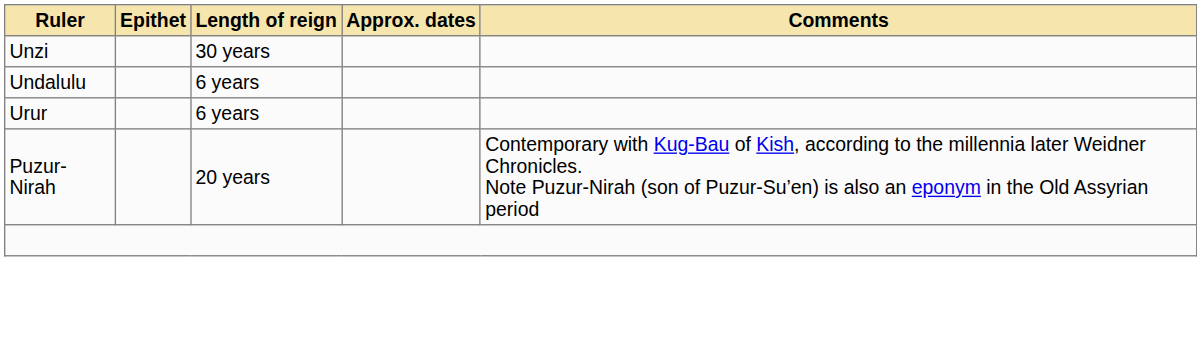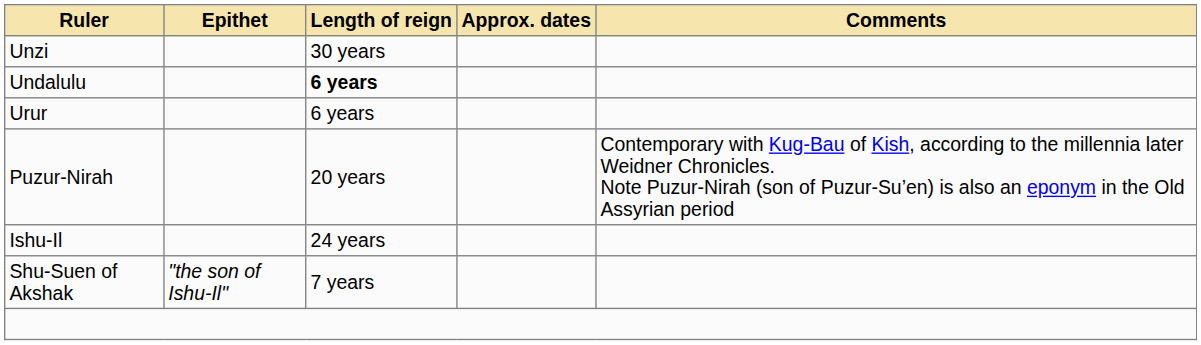(227, 82) normal -> (344, 82) bold
+ row: (36, 240)
+ row: (63, 282)
